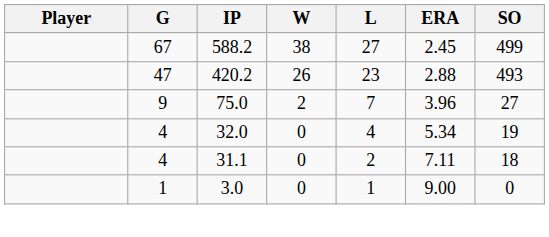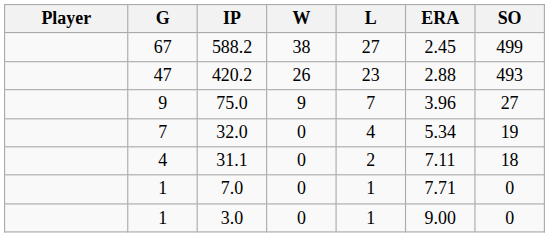(301, 103) 2 -> (301, 103) 9
(163, 132) 4 -> (163, 132) 7
+ row: (232, 189)
